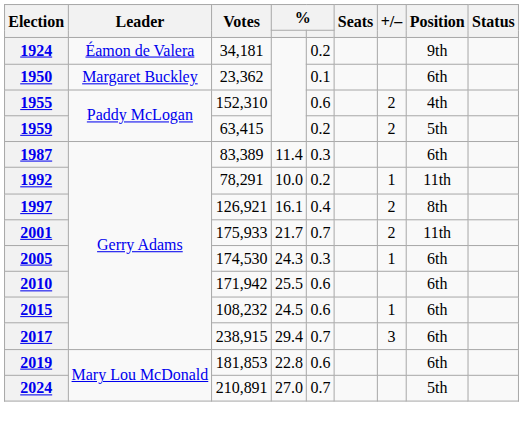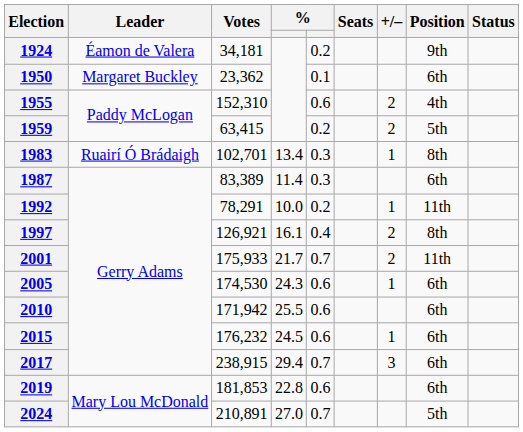+ row: (36, 154)
(320, 257) 0.3 -> (320, 283) 0.6
(242, 309) 108,232 -> (242, 335) 176,232
